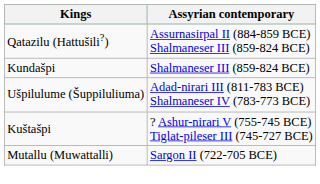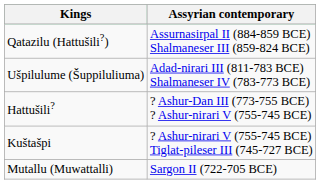- row: (31, 68)
+ row: (31, 108)
